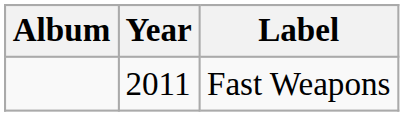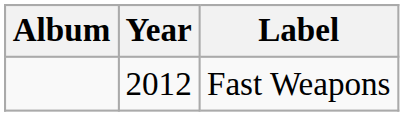(158, 83) 2011 -> (159, 83) 2012
